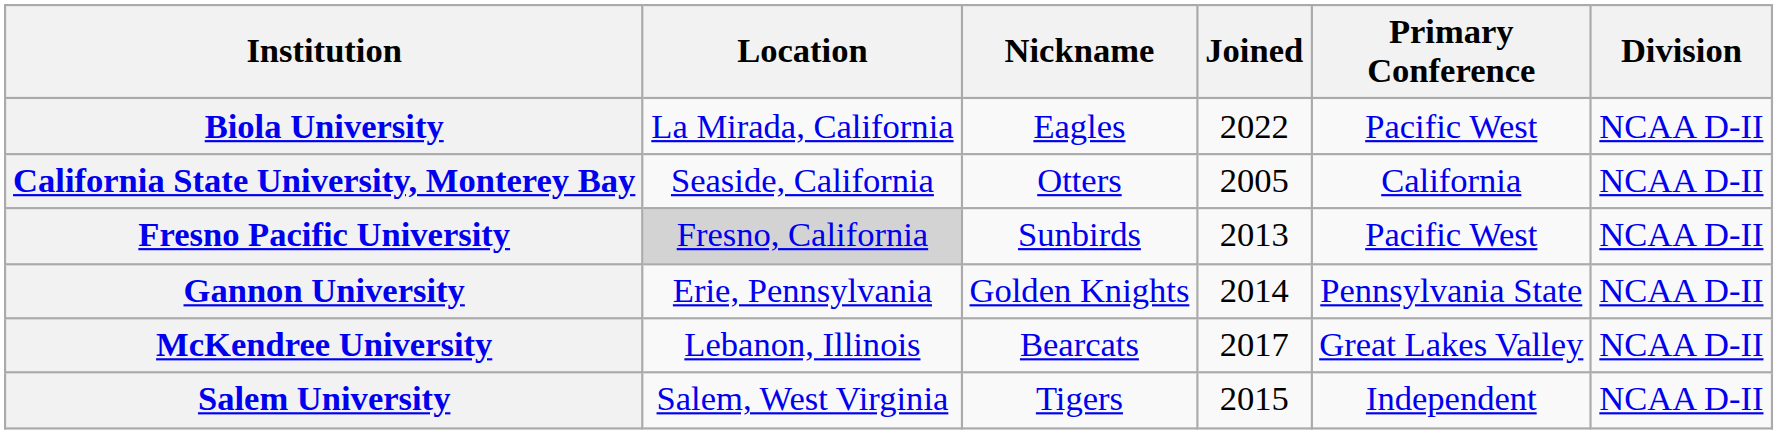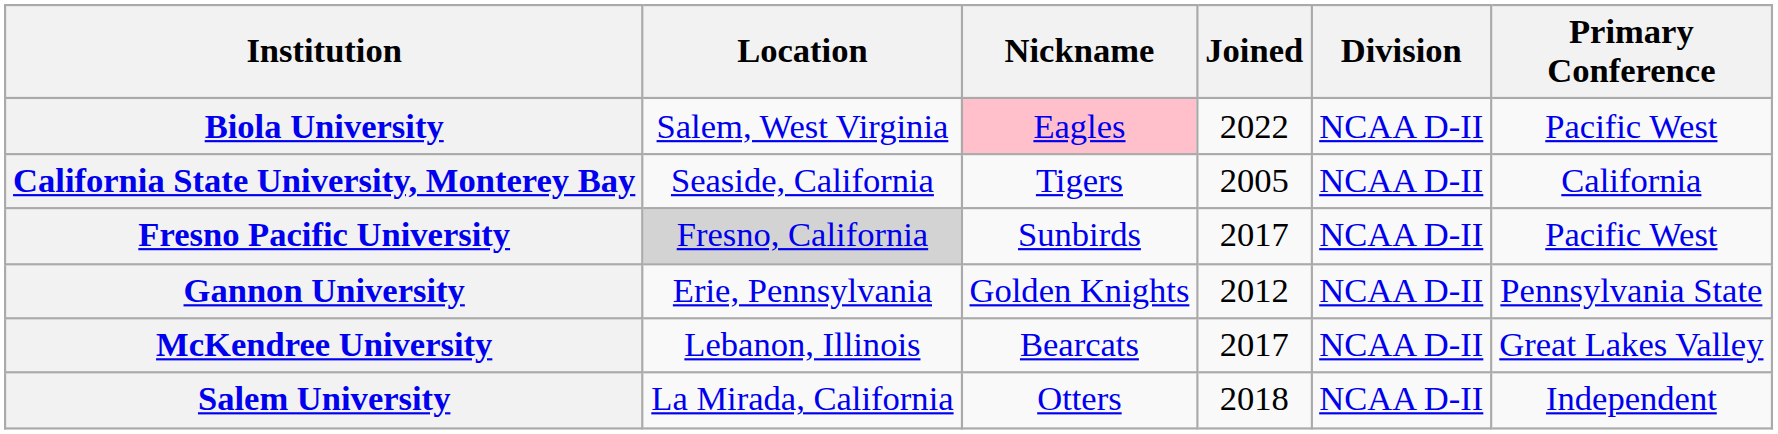columns swapped: (1451, 51) <-> (1681, 51)
(802, 125) La Mirada, California -> (802, 125) Salem, West Virginia
(1079, 125) no background -> (1079, 125) pink background
(1079, 180) Otters -> (1079, 180) Tigers
(1254, 235) 2013 -> (1254, 235) 2017
(1254, 290) 2014 -> (1254, 290) 2012
(802, 399) Salem, West Virginia -> (802, 399) La Mirada, California
(1079, 399) Tigers -> (1079, 399) Otters
(1254, 399) 2015 -> (1254, 399) 2018
